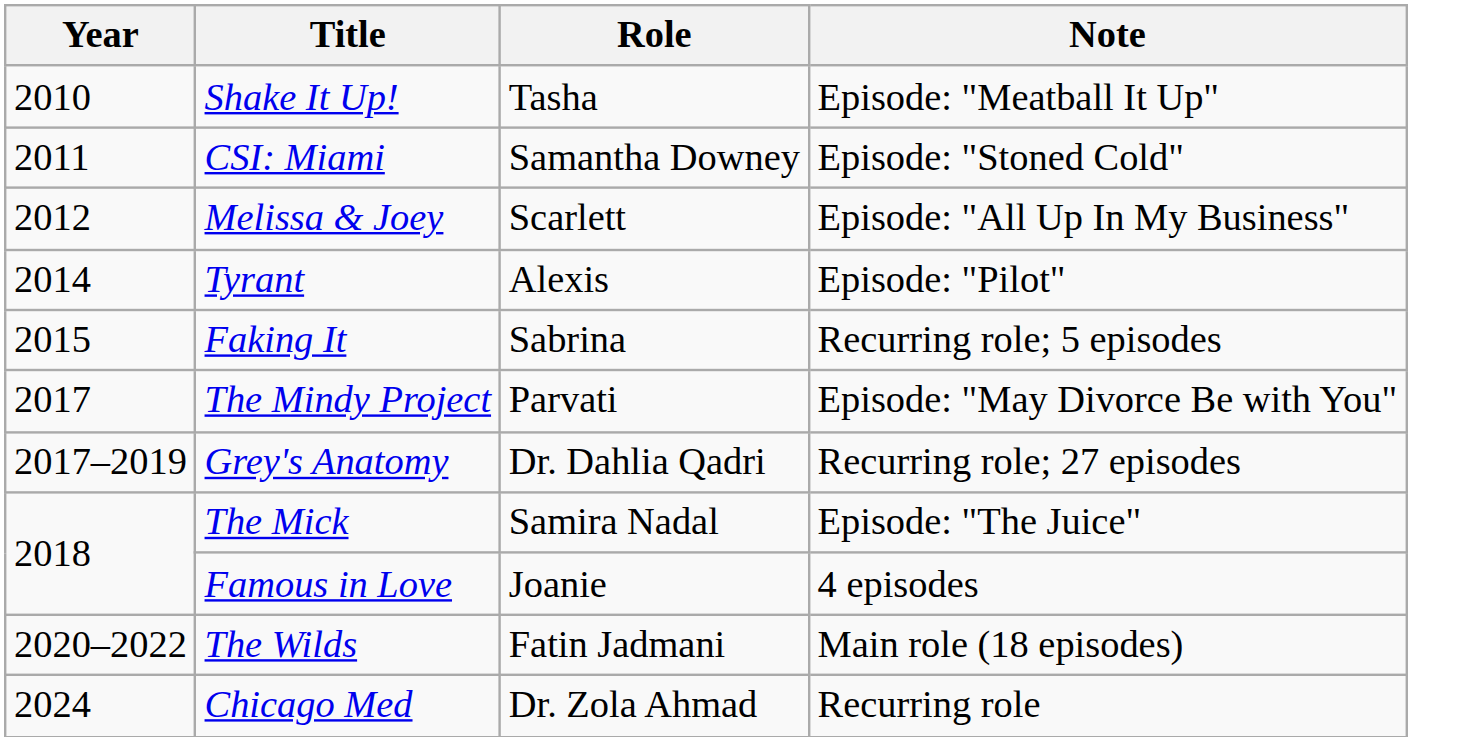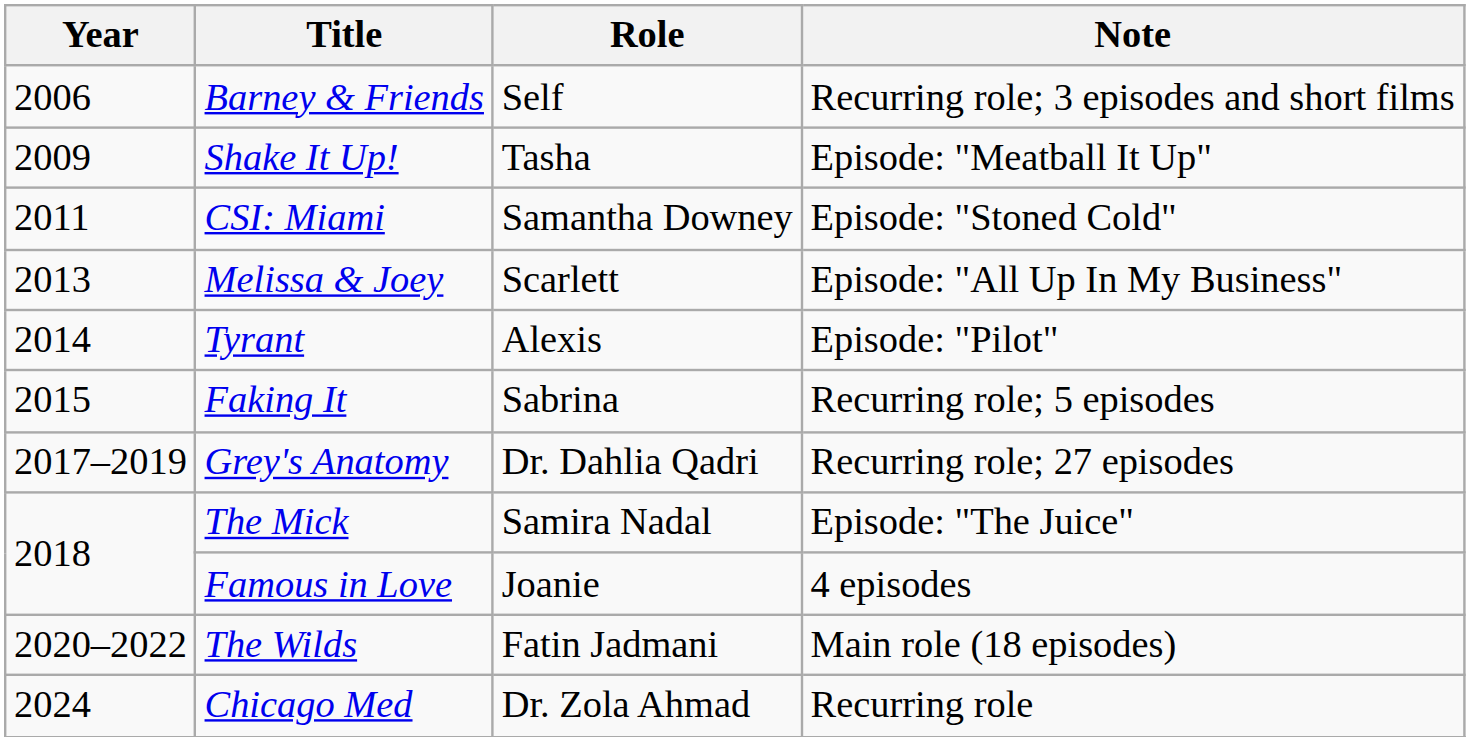+ row: (344, 95)
(52, 95) 2010 -> (52, 156) 2009
(52, 217) 2012 -> (52, 278) 2013
- row: (348, 400)
